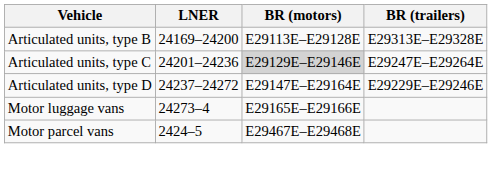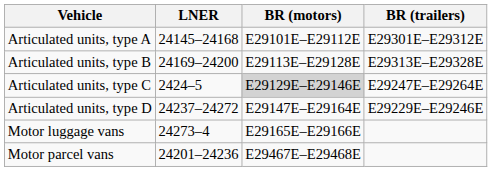+ row: (79, 39)
(199, 62) 24201–24236 -> (180, 85) 2424–5
(180, 131) 2424–5 -> (199, 154) 24201–24236
